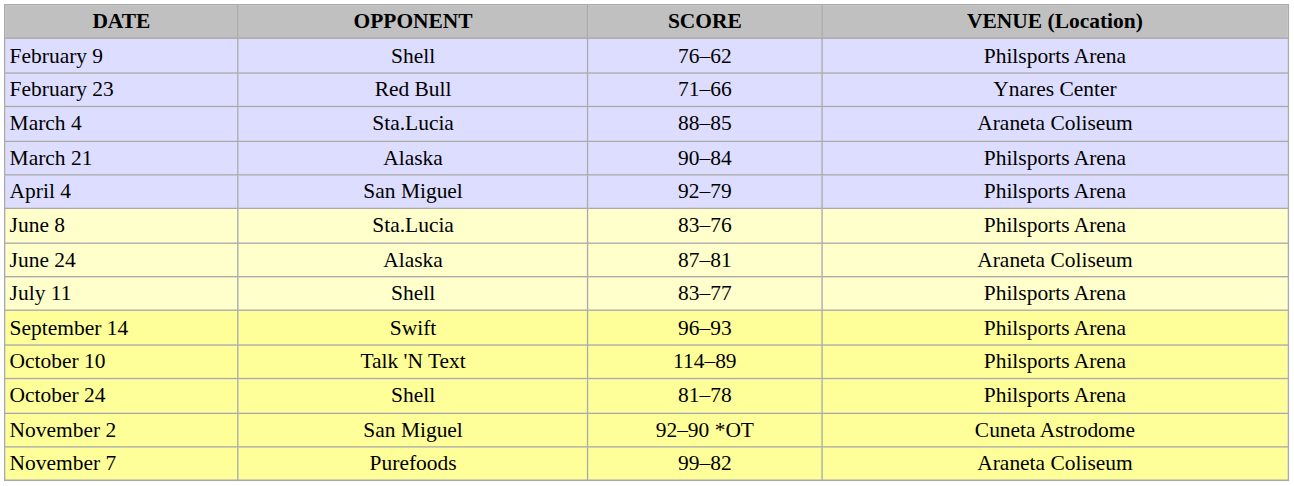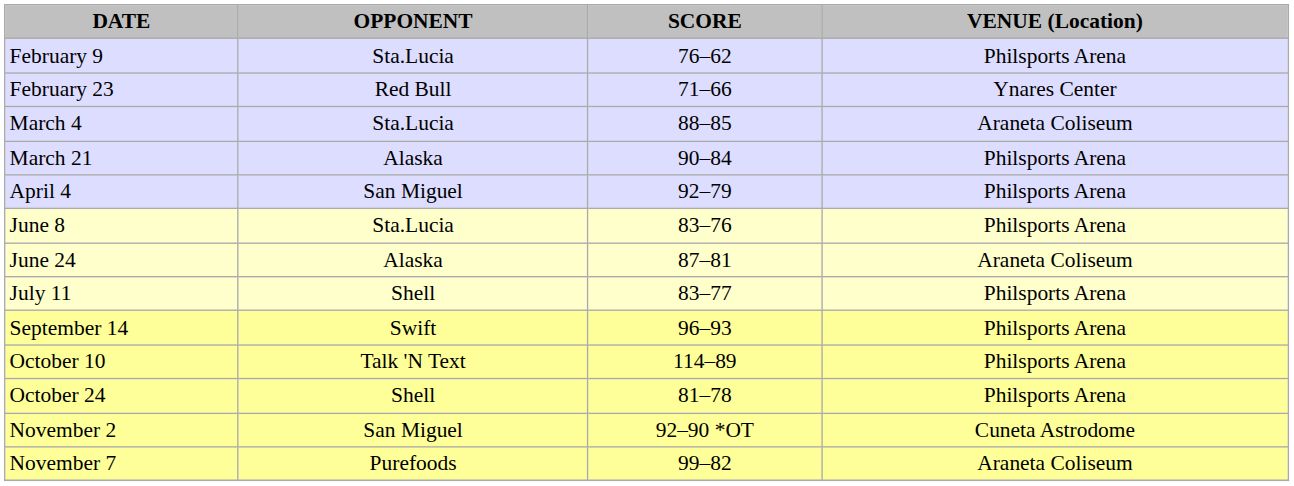(413, 55) Shell -> (413, 55) Sta.Lucia
